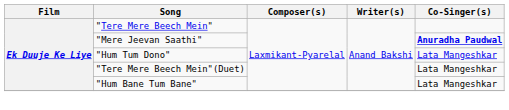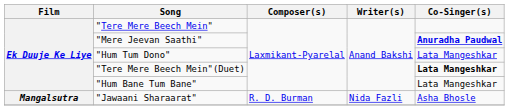(457, 69) normal -> (457, 69) bold
+ row: (146, 98)
